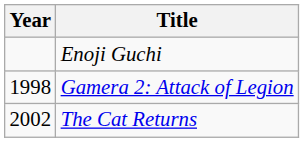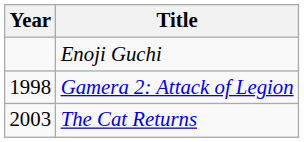(30, 119) 2002 -> (30, 119) 2003
